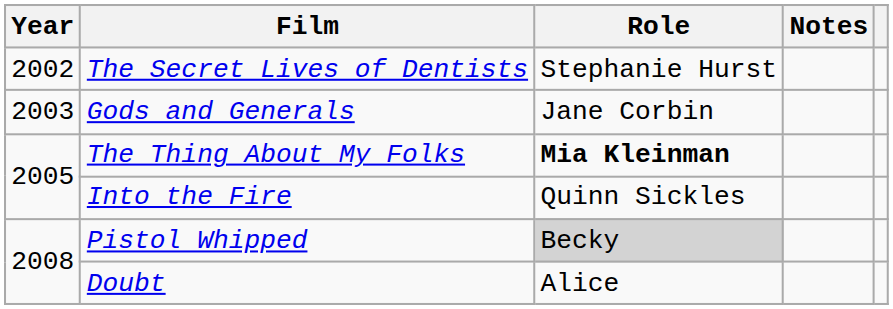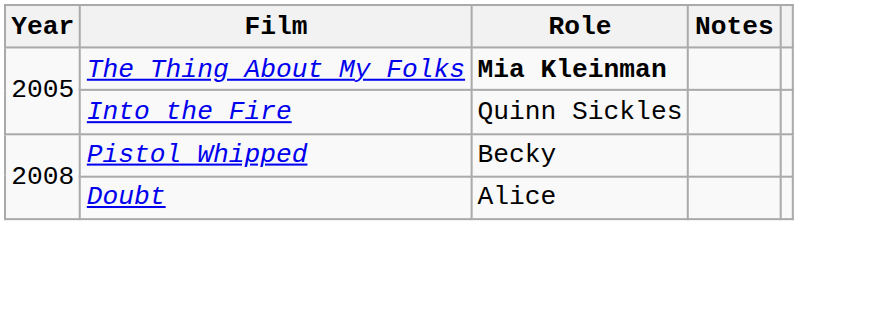- row: (307, 69)
- row: (221, 112)
(580, 240) lightgrey background -> (517, 155) no background
